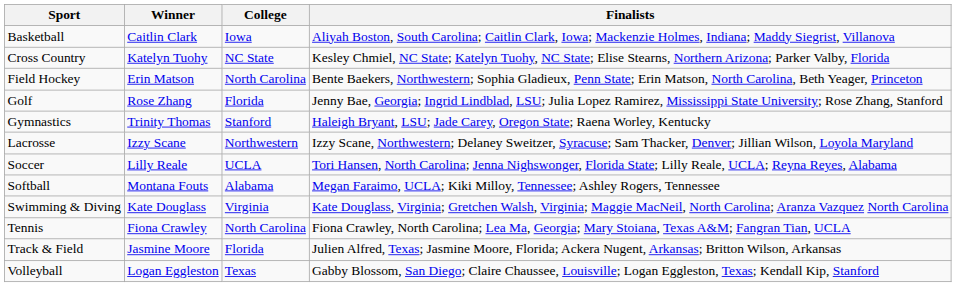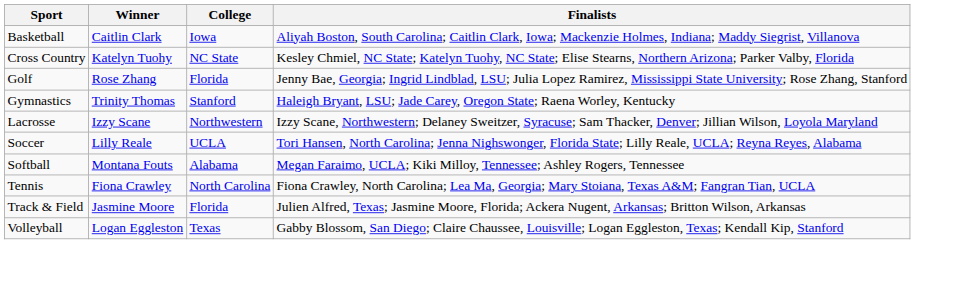- row: (44, 79)
- row: (64, 206)
